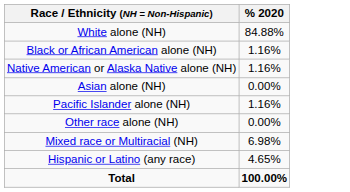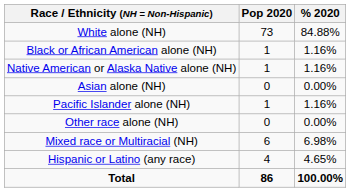+ column: (267, 13)
